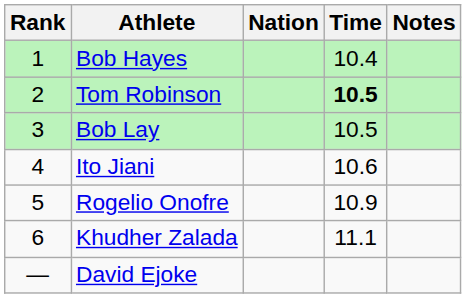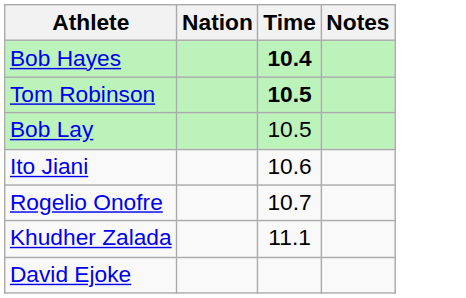- column: (38, 22)
(356, 58) normal -> (290, 58) bold
(356, 202) 10.9 -> (290, 202) 10.7
